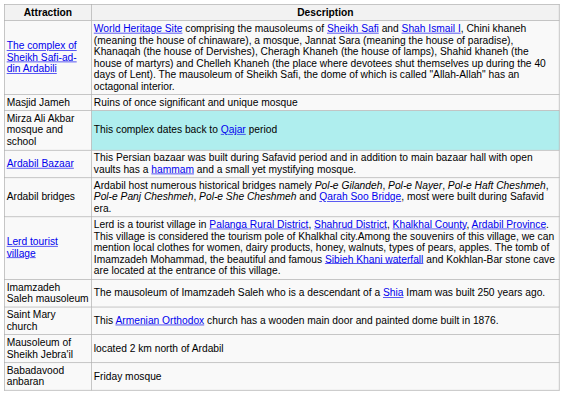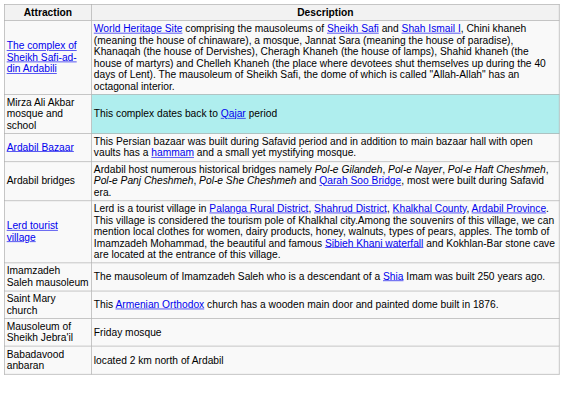- row: (38, 102)
(159, 348) located 2 km north of Ardabil -> (128, 332) Friday mosque
(128, 376) Friday mosque -> (159, 360) located 2 km north of Ardabil
